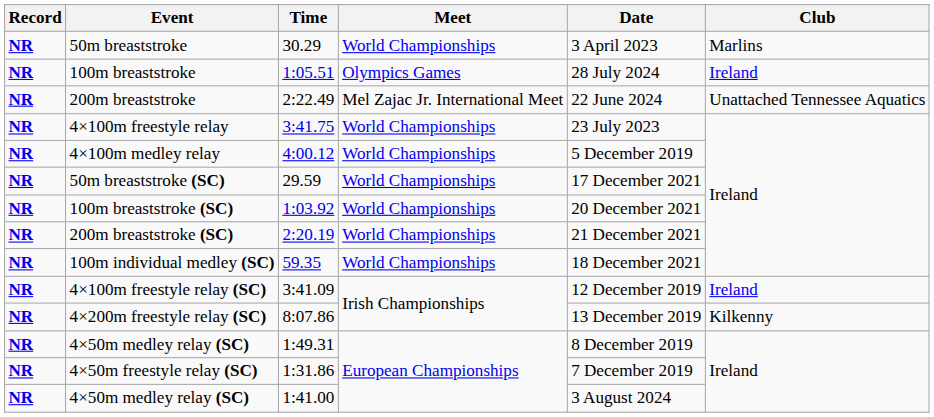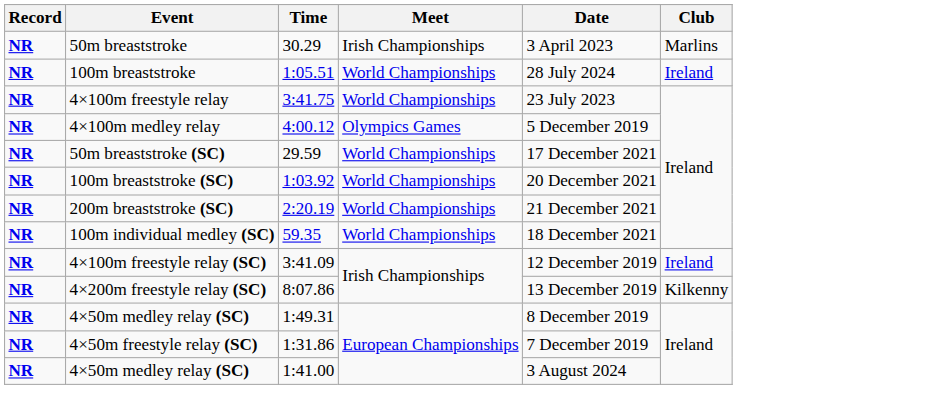(419, 45) World Championships -> (413, 45) Irish Championships
(401, 72) Olympics Games -> (419, 72) World Championships
- row: (133, 99)
(419, 153) World Championships -> (401, 126) Olympics Games
